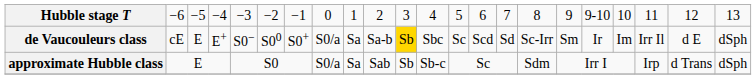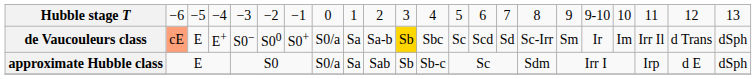(177, 39) no background -> (177, 39) lightsalmon background
(691, 39) d E -> (691, 39) d Trans
(691, 63) d Trans -> (691, 63) d E
